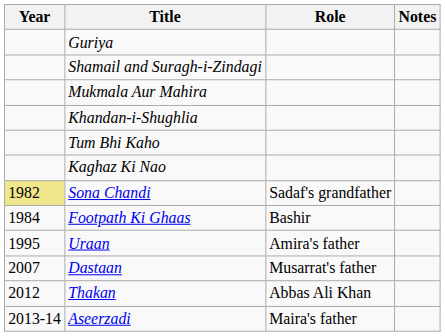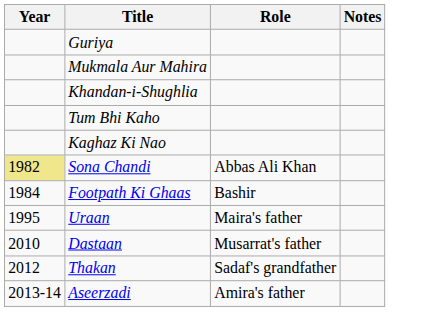- row: (165, 67)
(330, 192) Sadaf's grandfather -> (265, 167) Abbas Ali Khan
(314, 243) Amira's father -> (258, 218) Maira's father
(24, 268) 2007 -> (24, 243) 2010
(320, 293) Abbas Ali Khan -> (275, 268) Sadaf's grandfather
(313, 318) Maira's father -> (259, 293) Amira's father
